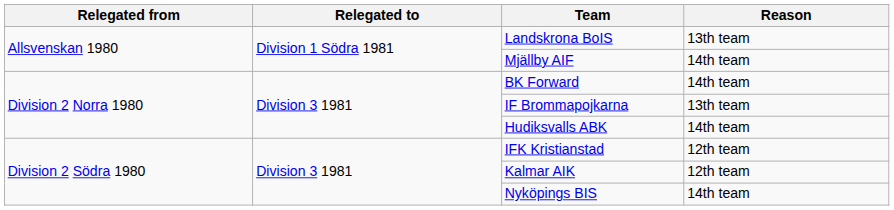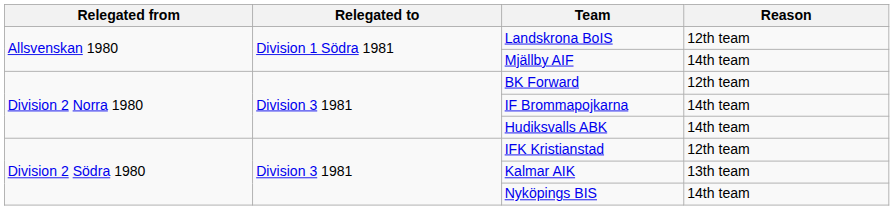(718, 37) 13th team -> (718, 37) 12th team
(718, 82) 14th team -> (718, 82) 12th team
(718, 104) 13th team -> (718, 104) 14th team
(718, 171) 12th team -> (718, 171) 13th team
